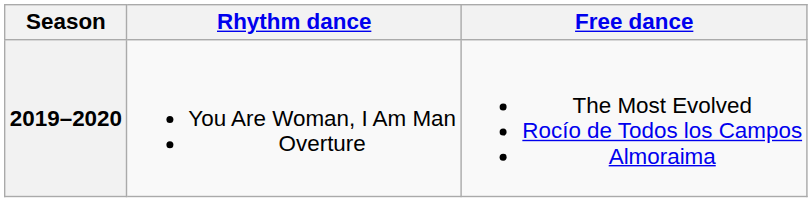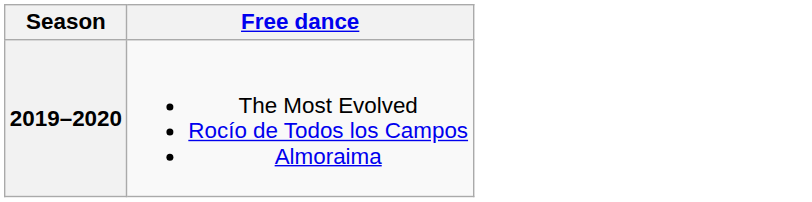- column: (294, 22)
